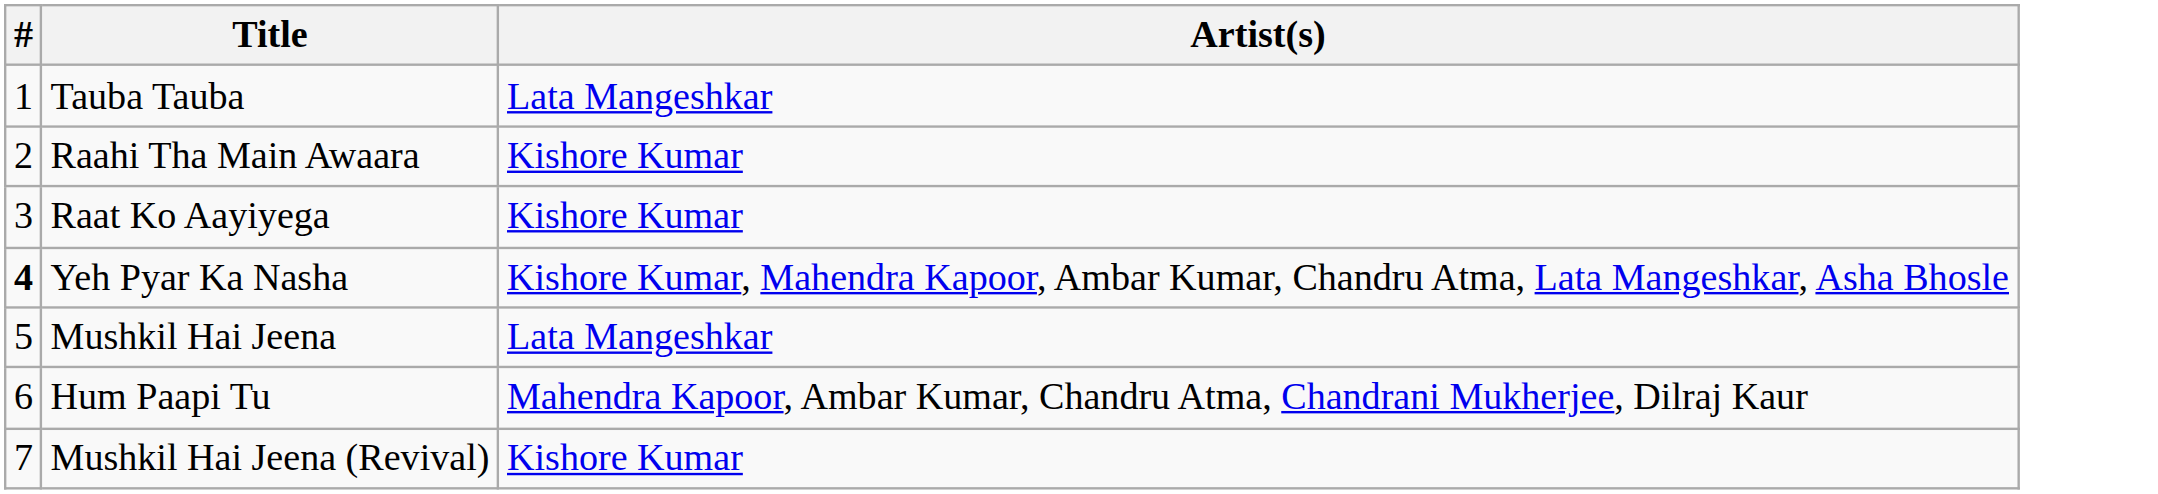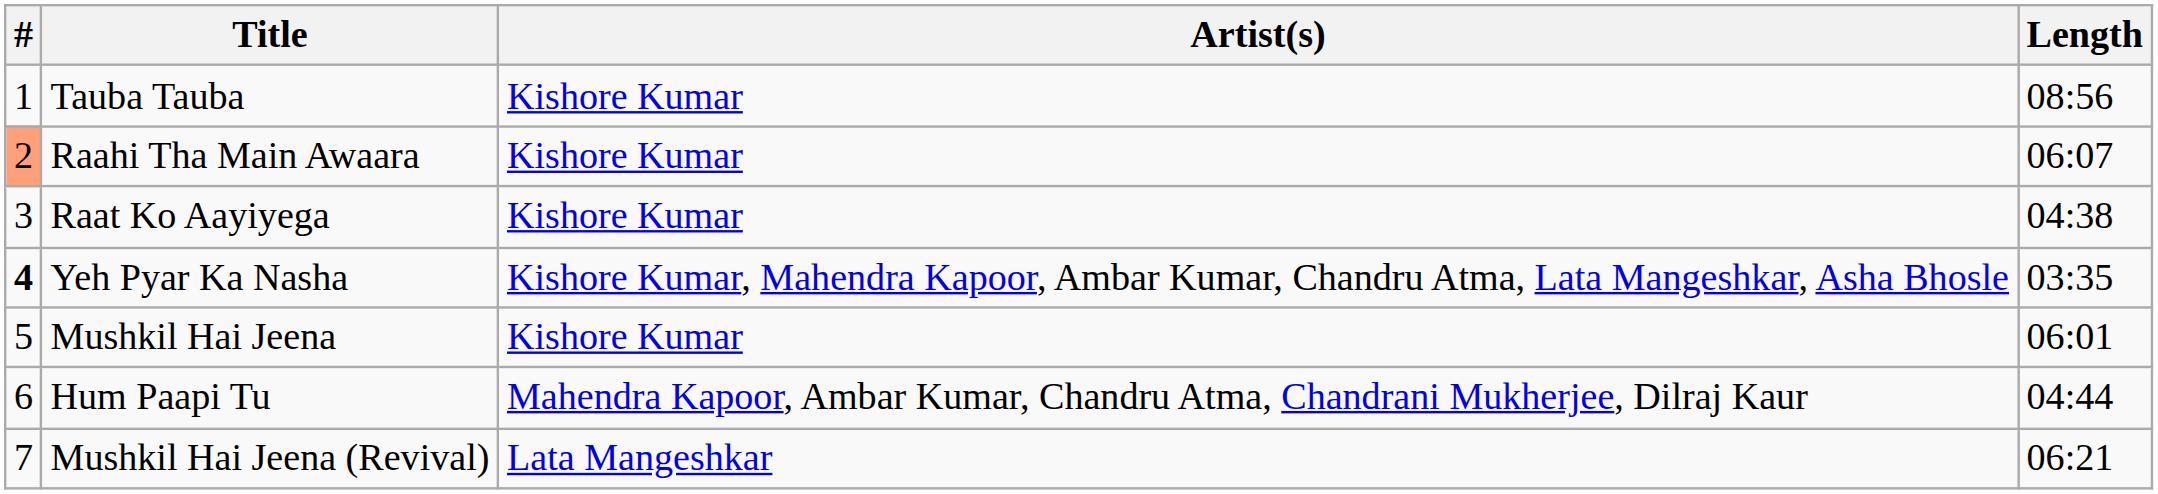+ column: (2085, 34)
(640, 95) Lata Mangeshkar -> (625, 95) Kishore Kumar
(23, 155) no background -> (23, 155) lightsalmon background
(640, 336) Lata Mangeshkar -> (625, 336) Kishore Kumar
(625, 457) Kishore Kumar -> (640, 457) Lata Mangeshkar
